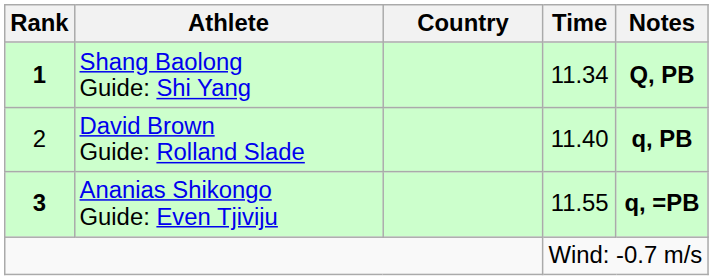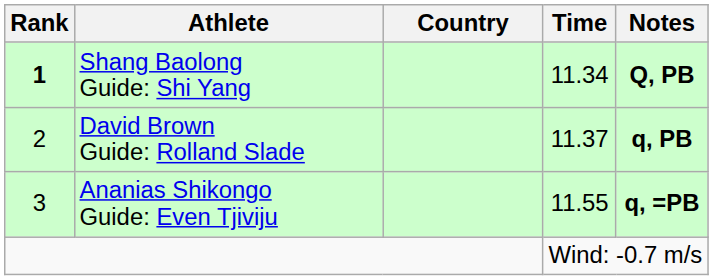(580, 139) 11.40 -> (580, 139) 11.37
(39, 203) bold -> (39, 203) normal
